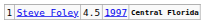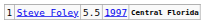(92, 12) 4.5 -> (92, 12) 5.5
